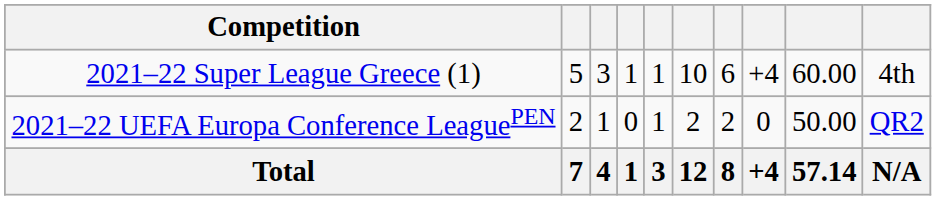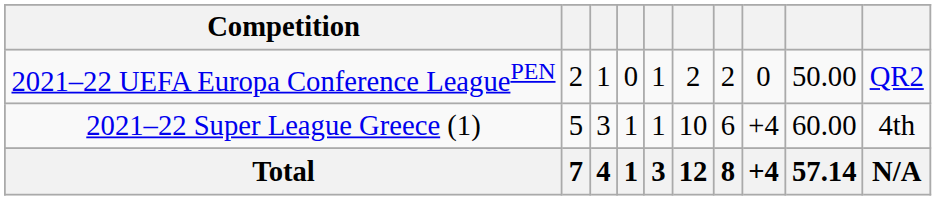rows swapped: (284, 72) <-> (284, 121)
